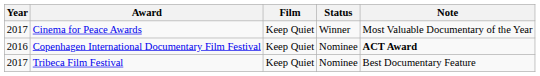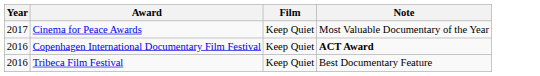- column: (338, 12)
(17, 63) 2017 -> (17, 63) 2016
